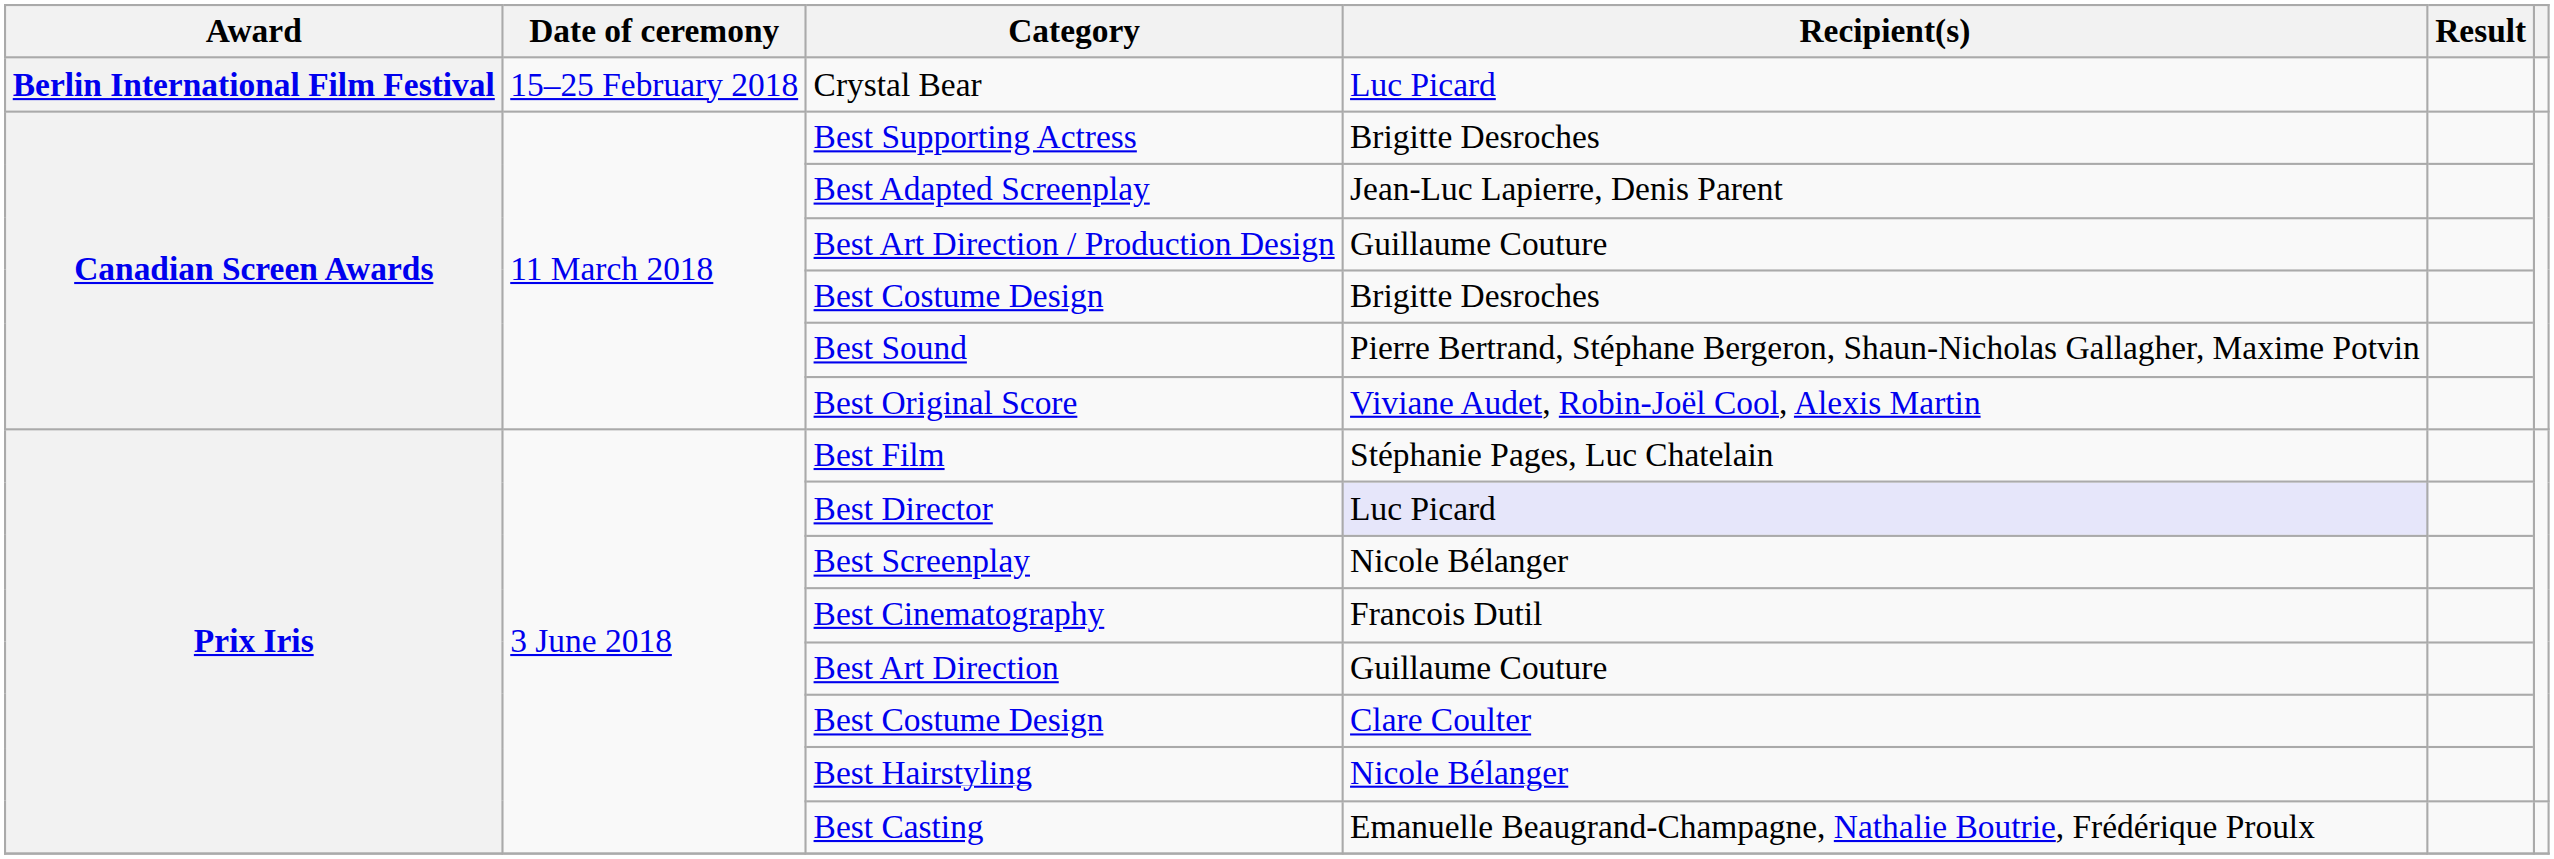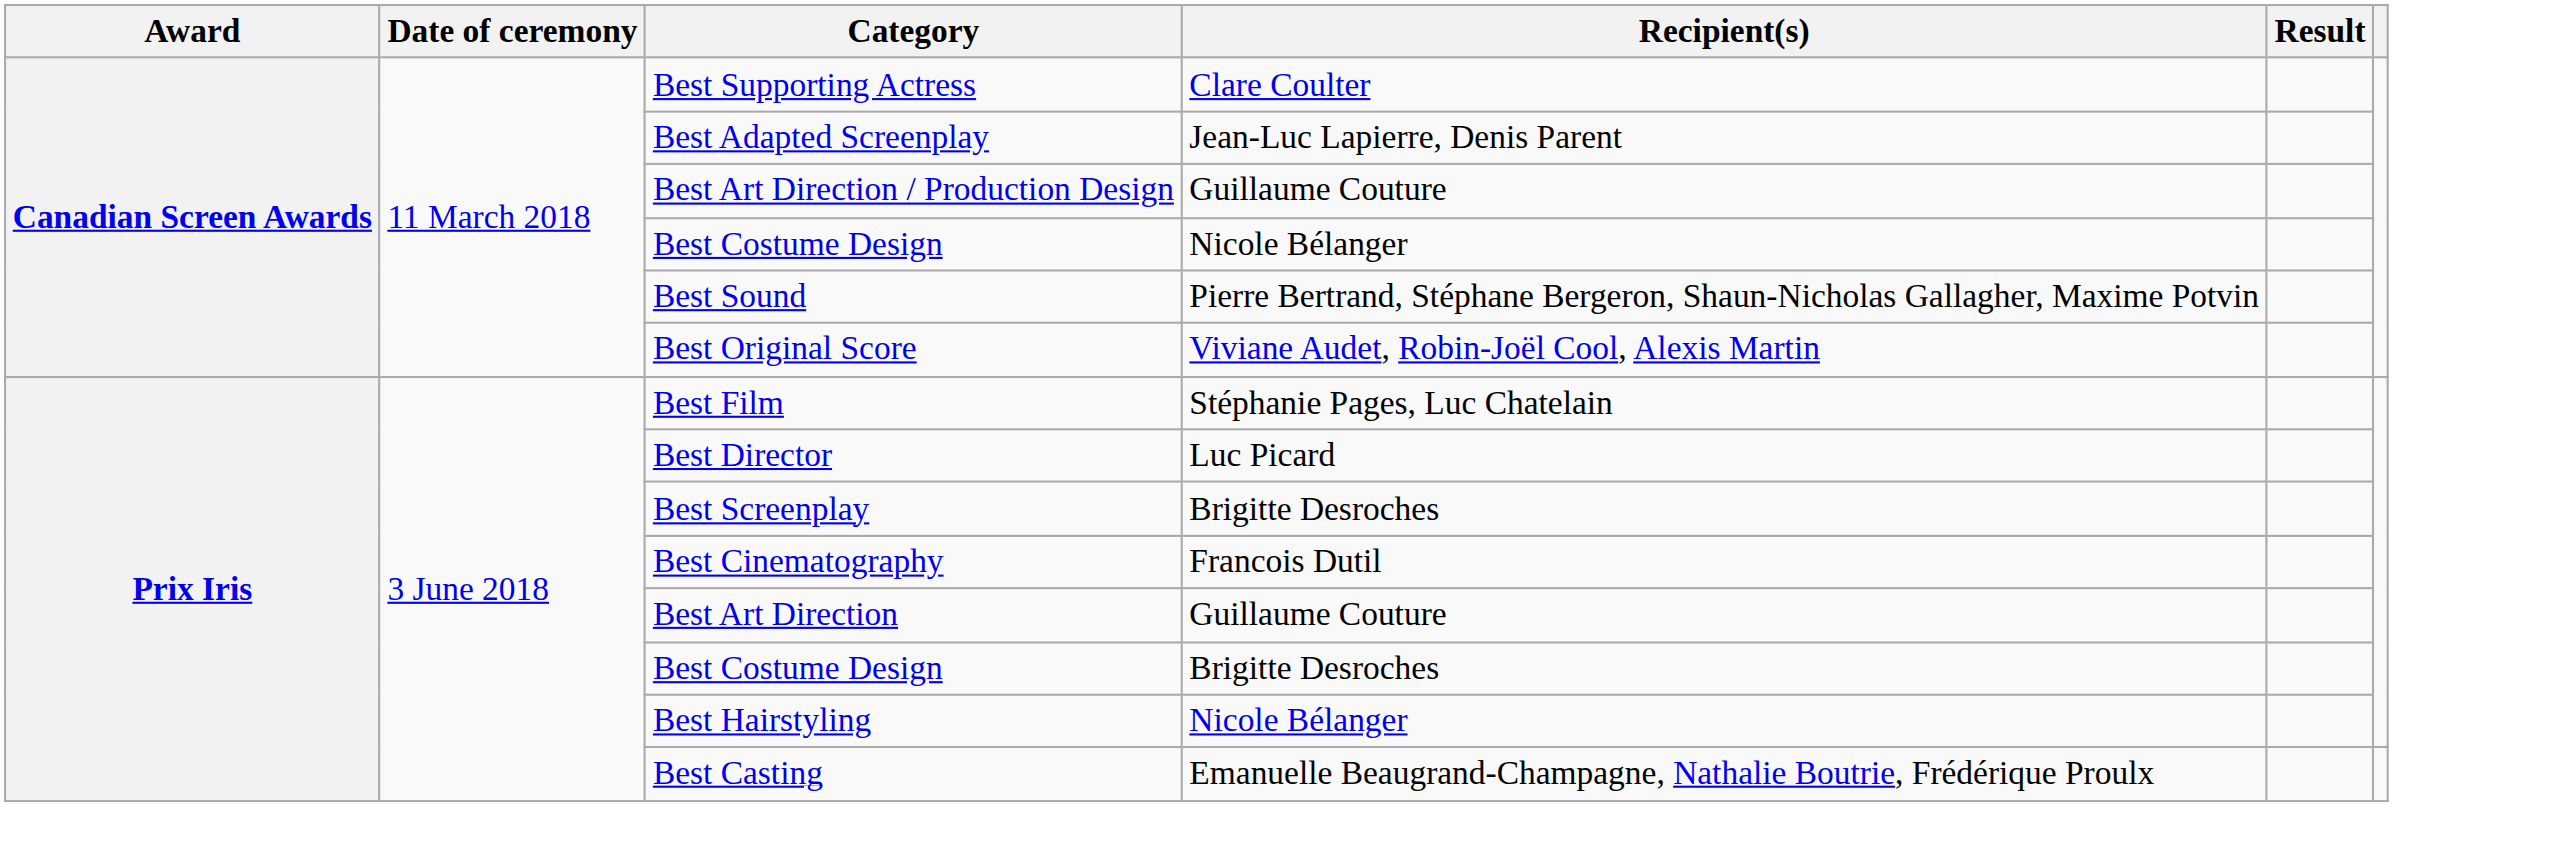- row: (254, 84)
(1475, 137) Brigitte Desroches -> (1280, 84) Clare Coulter
(1475, 296) Brigitte Desroches -> (1298, 243) Nicole Bélanger
(1423, 508) lavender background -> (1262, 455) no background
(1459, 561) Nicole Bélanger -> (1314, 508) Brigitte Desroches
(1441, 720) Clare Coulter -> (1314, 667) Brigitte Desroches
